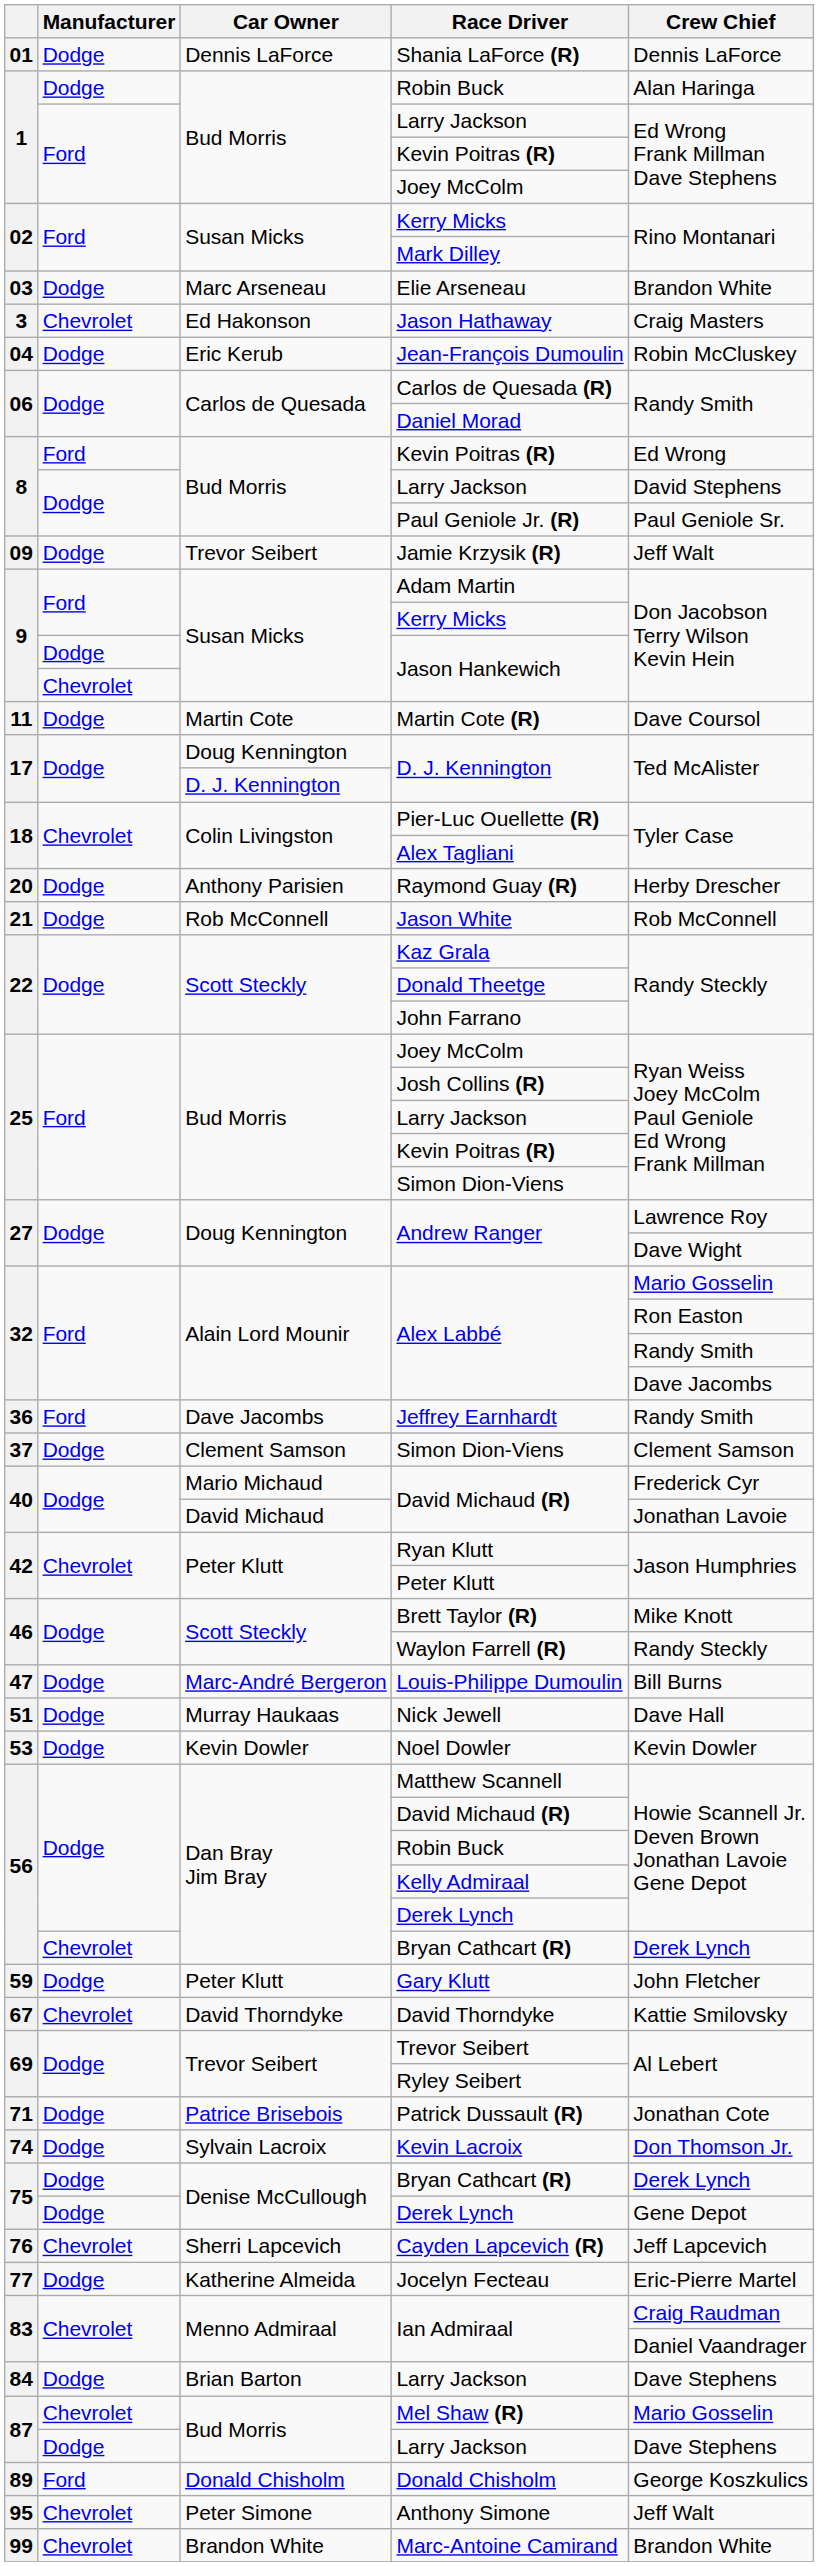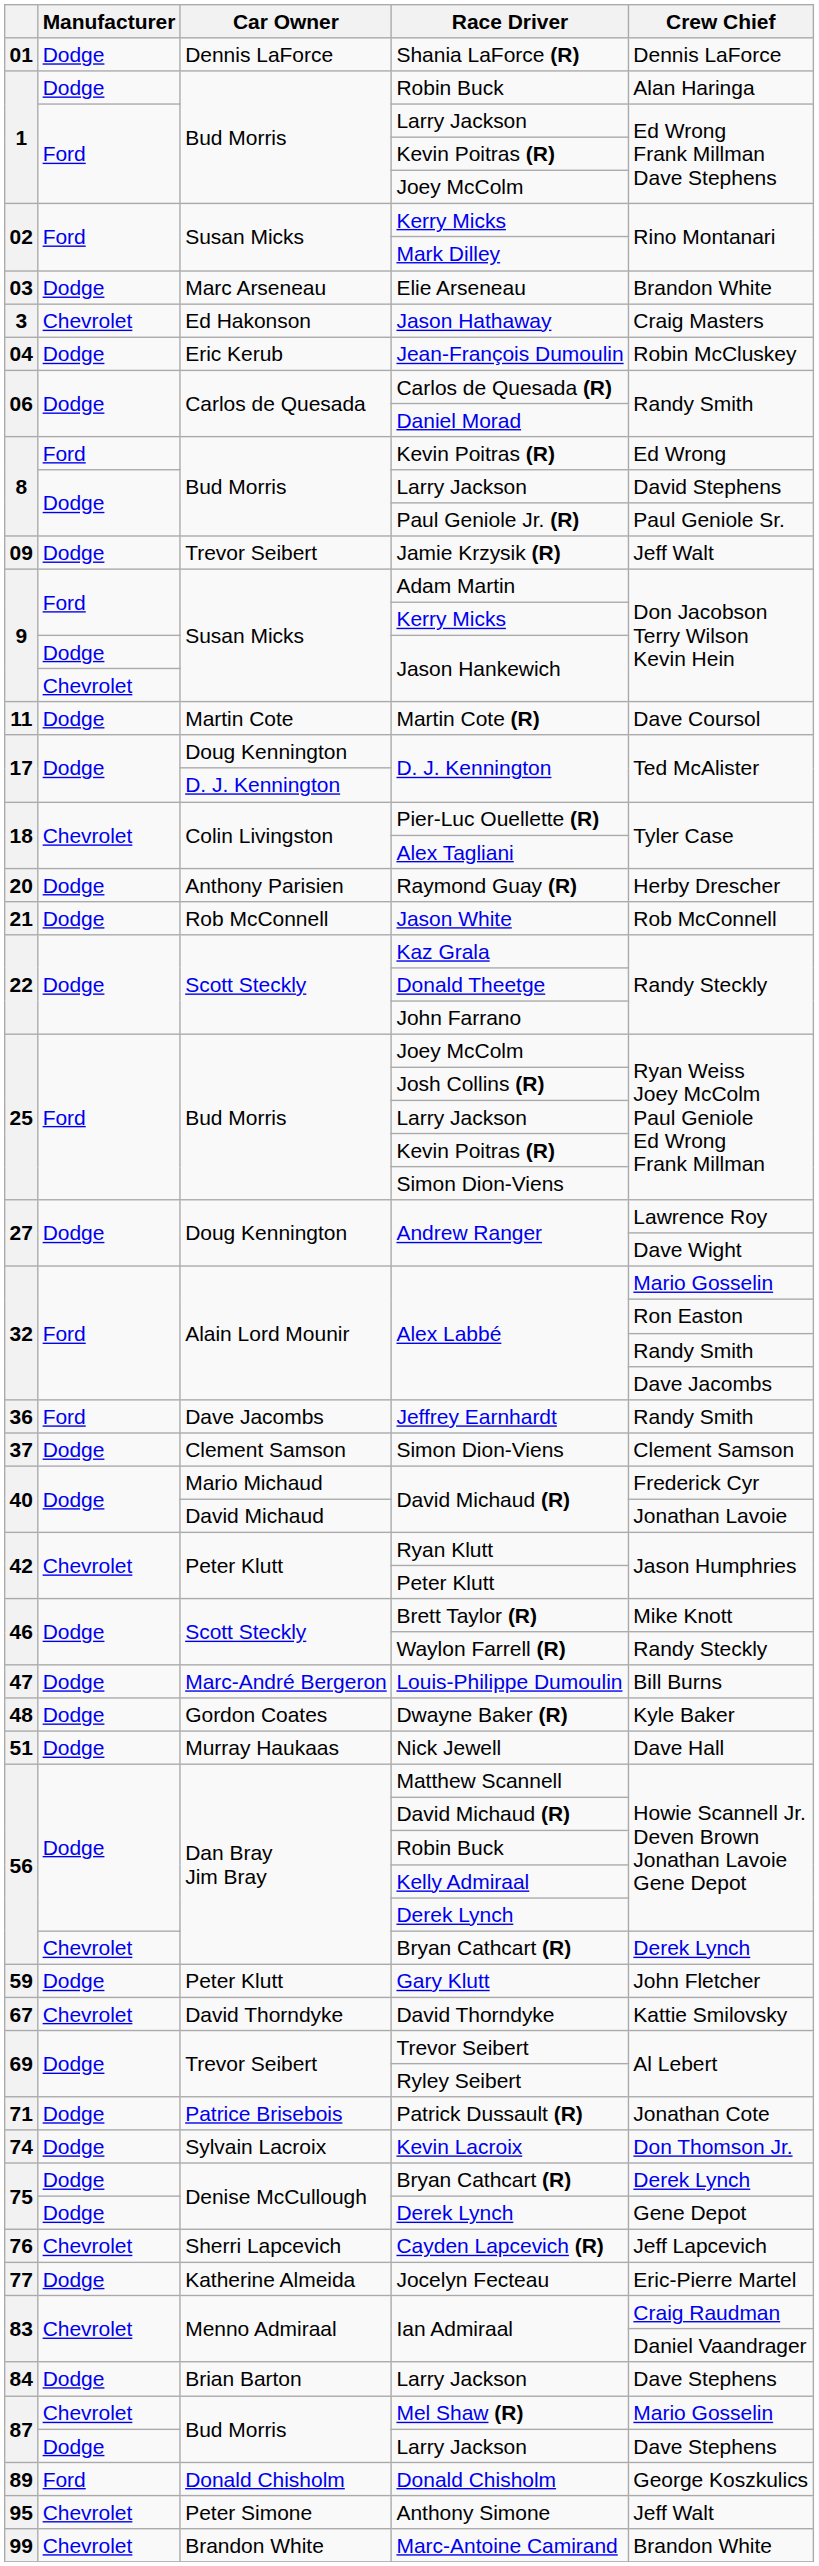+ row: (21, 1715)
- row: (21, 1748)
